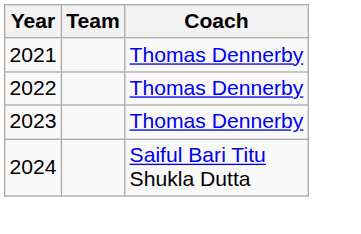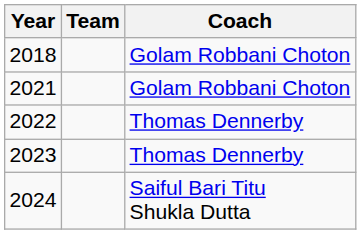+ row: (33, 54)
(216, 54) Thomas Dennerby -> (240, 88) Golam Robbani Choton
